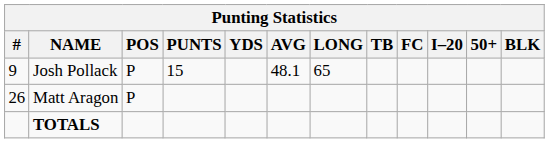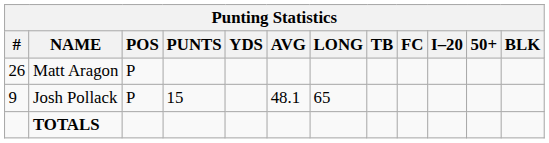rows swapped: (75, 71) <-> (76, 97)
